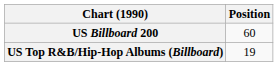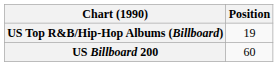rows swapped: (115, 33) <-> (115, 52)
